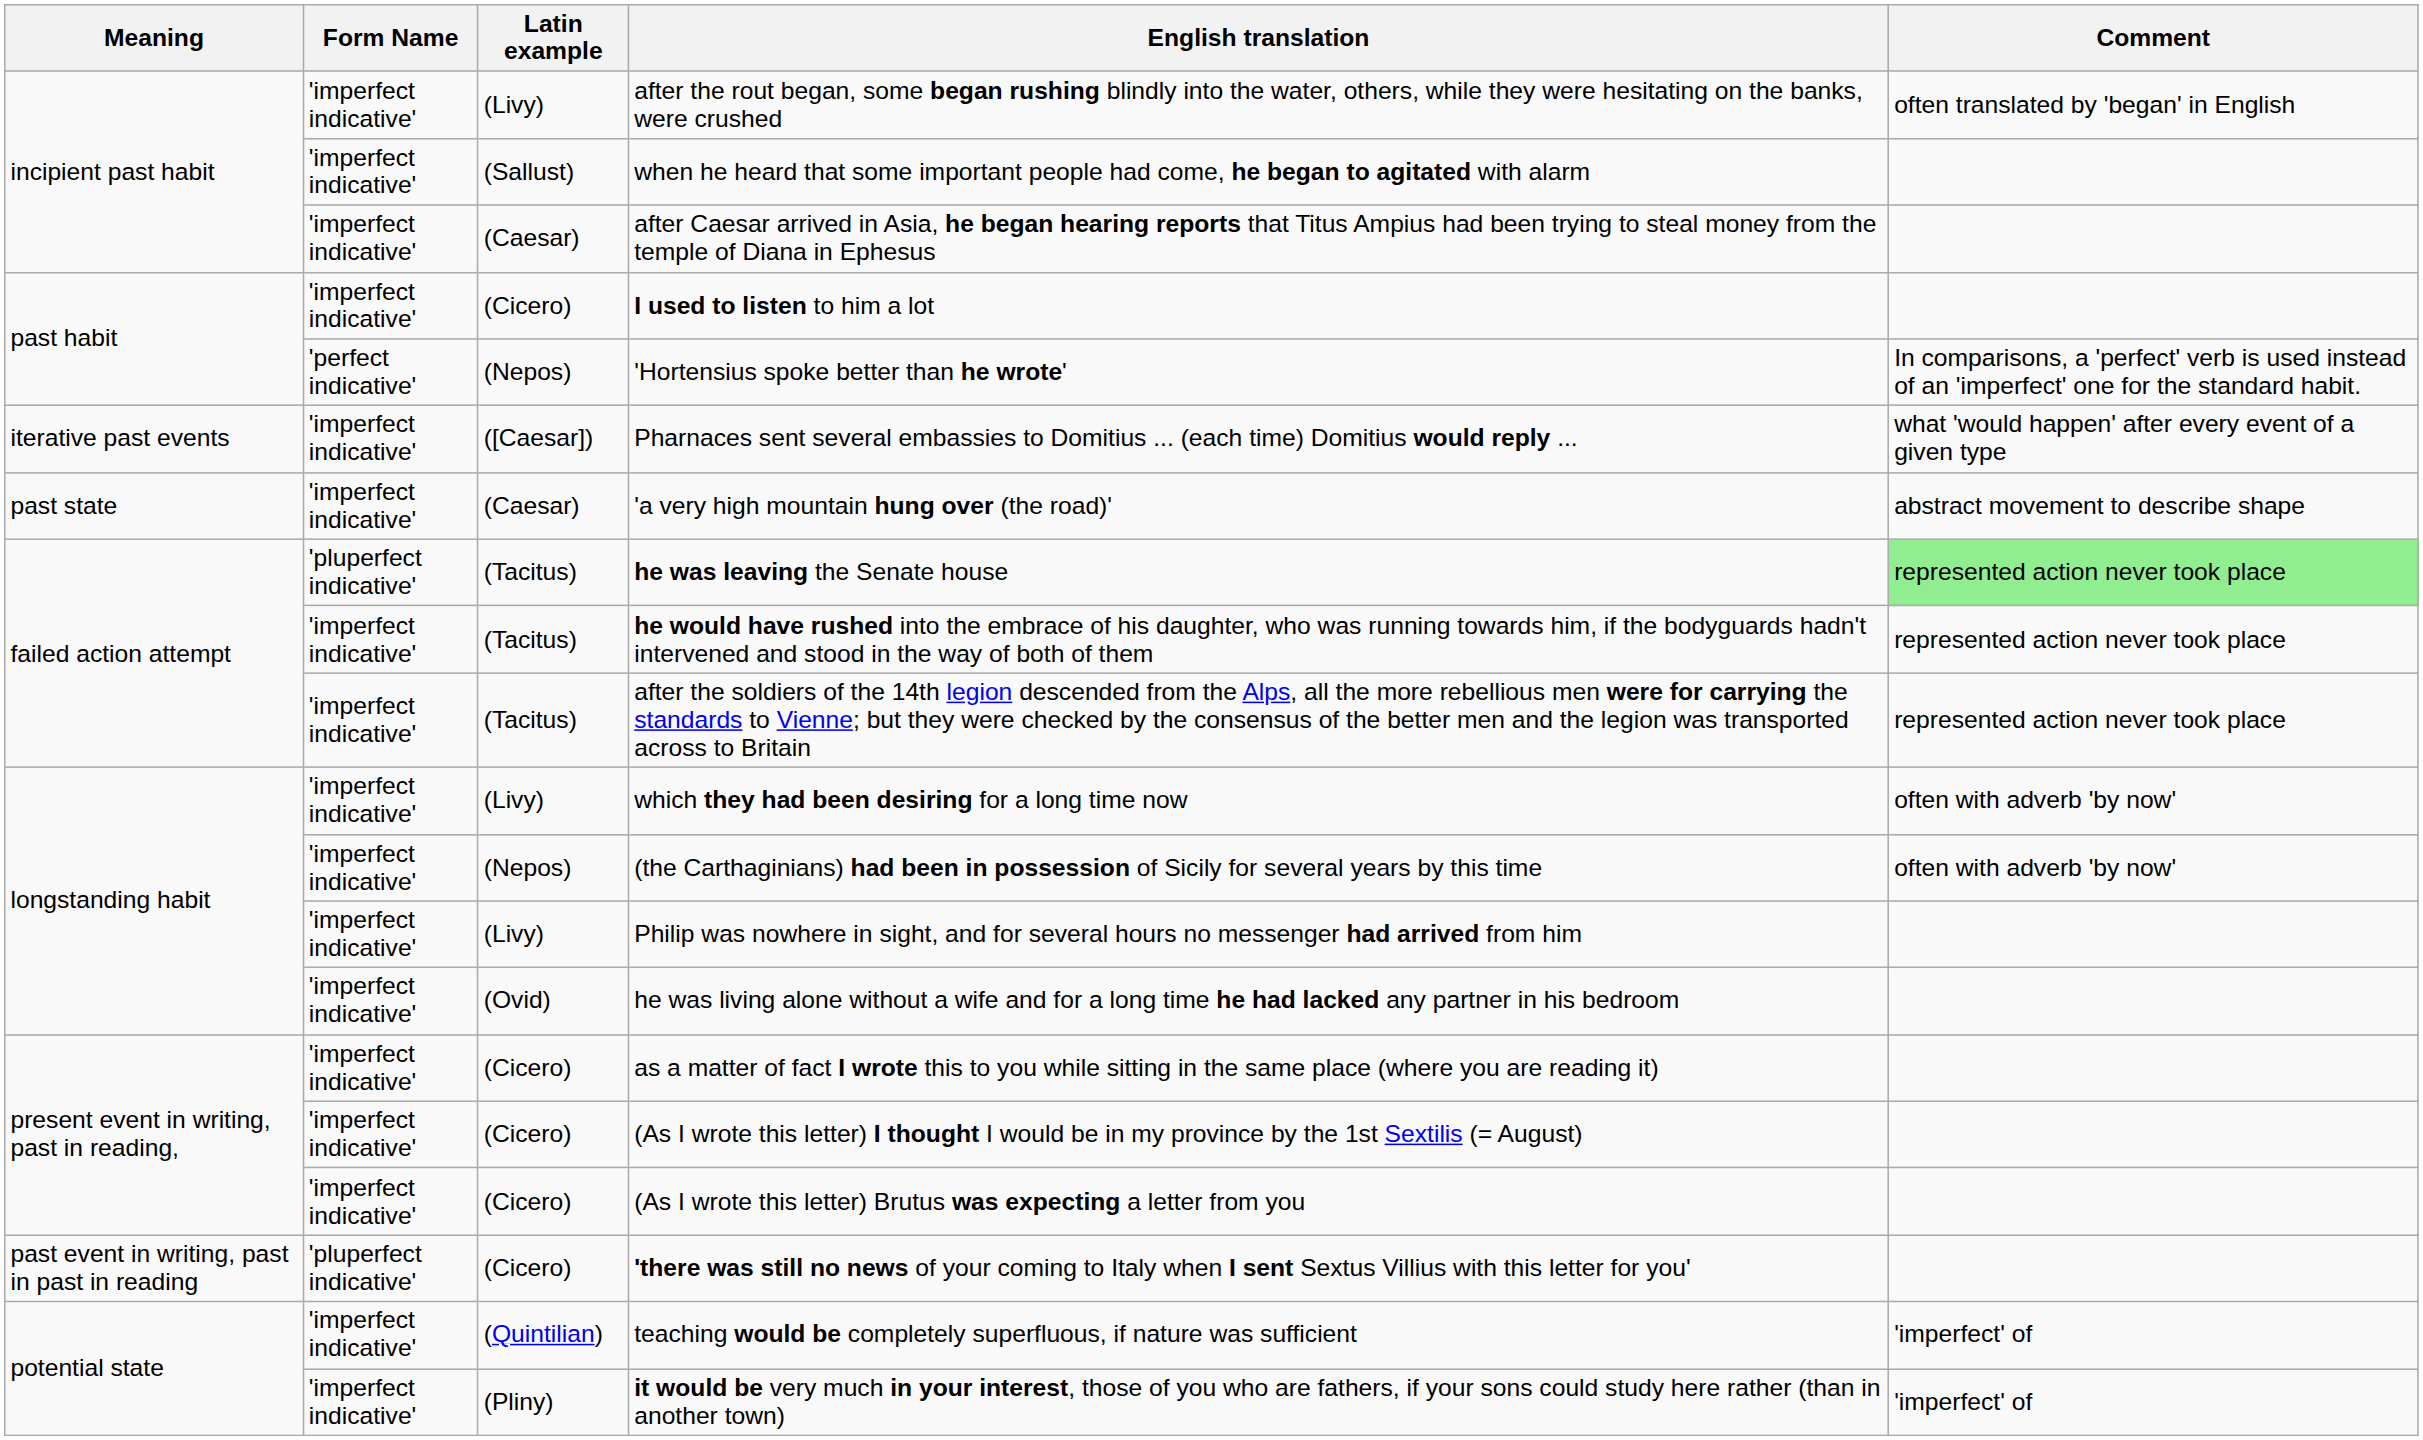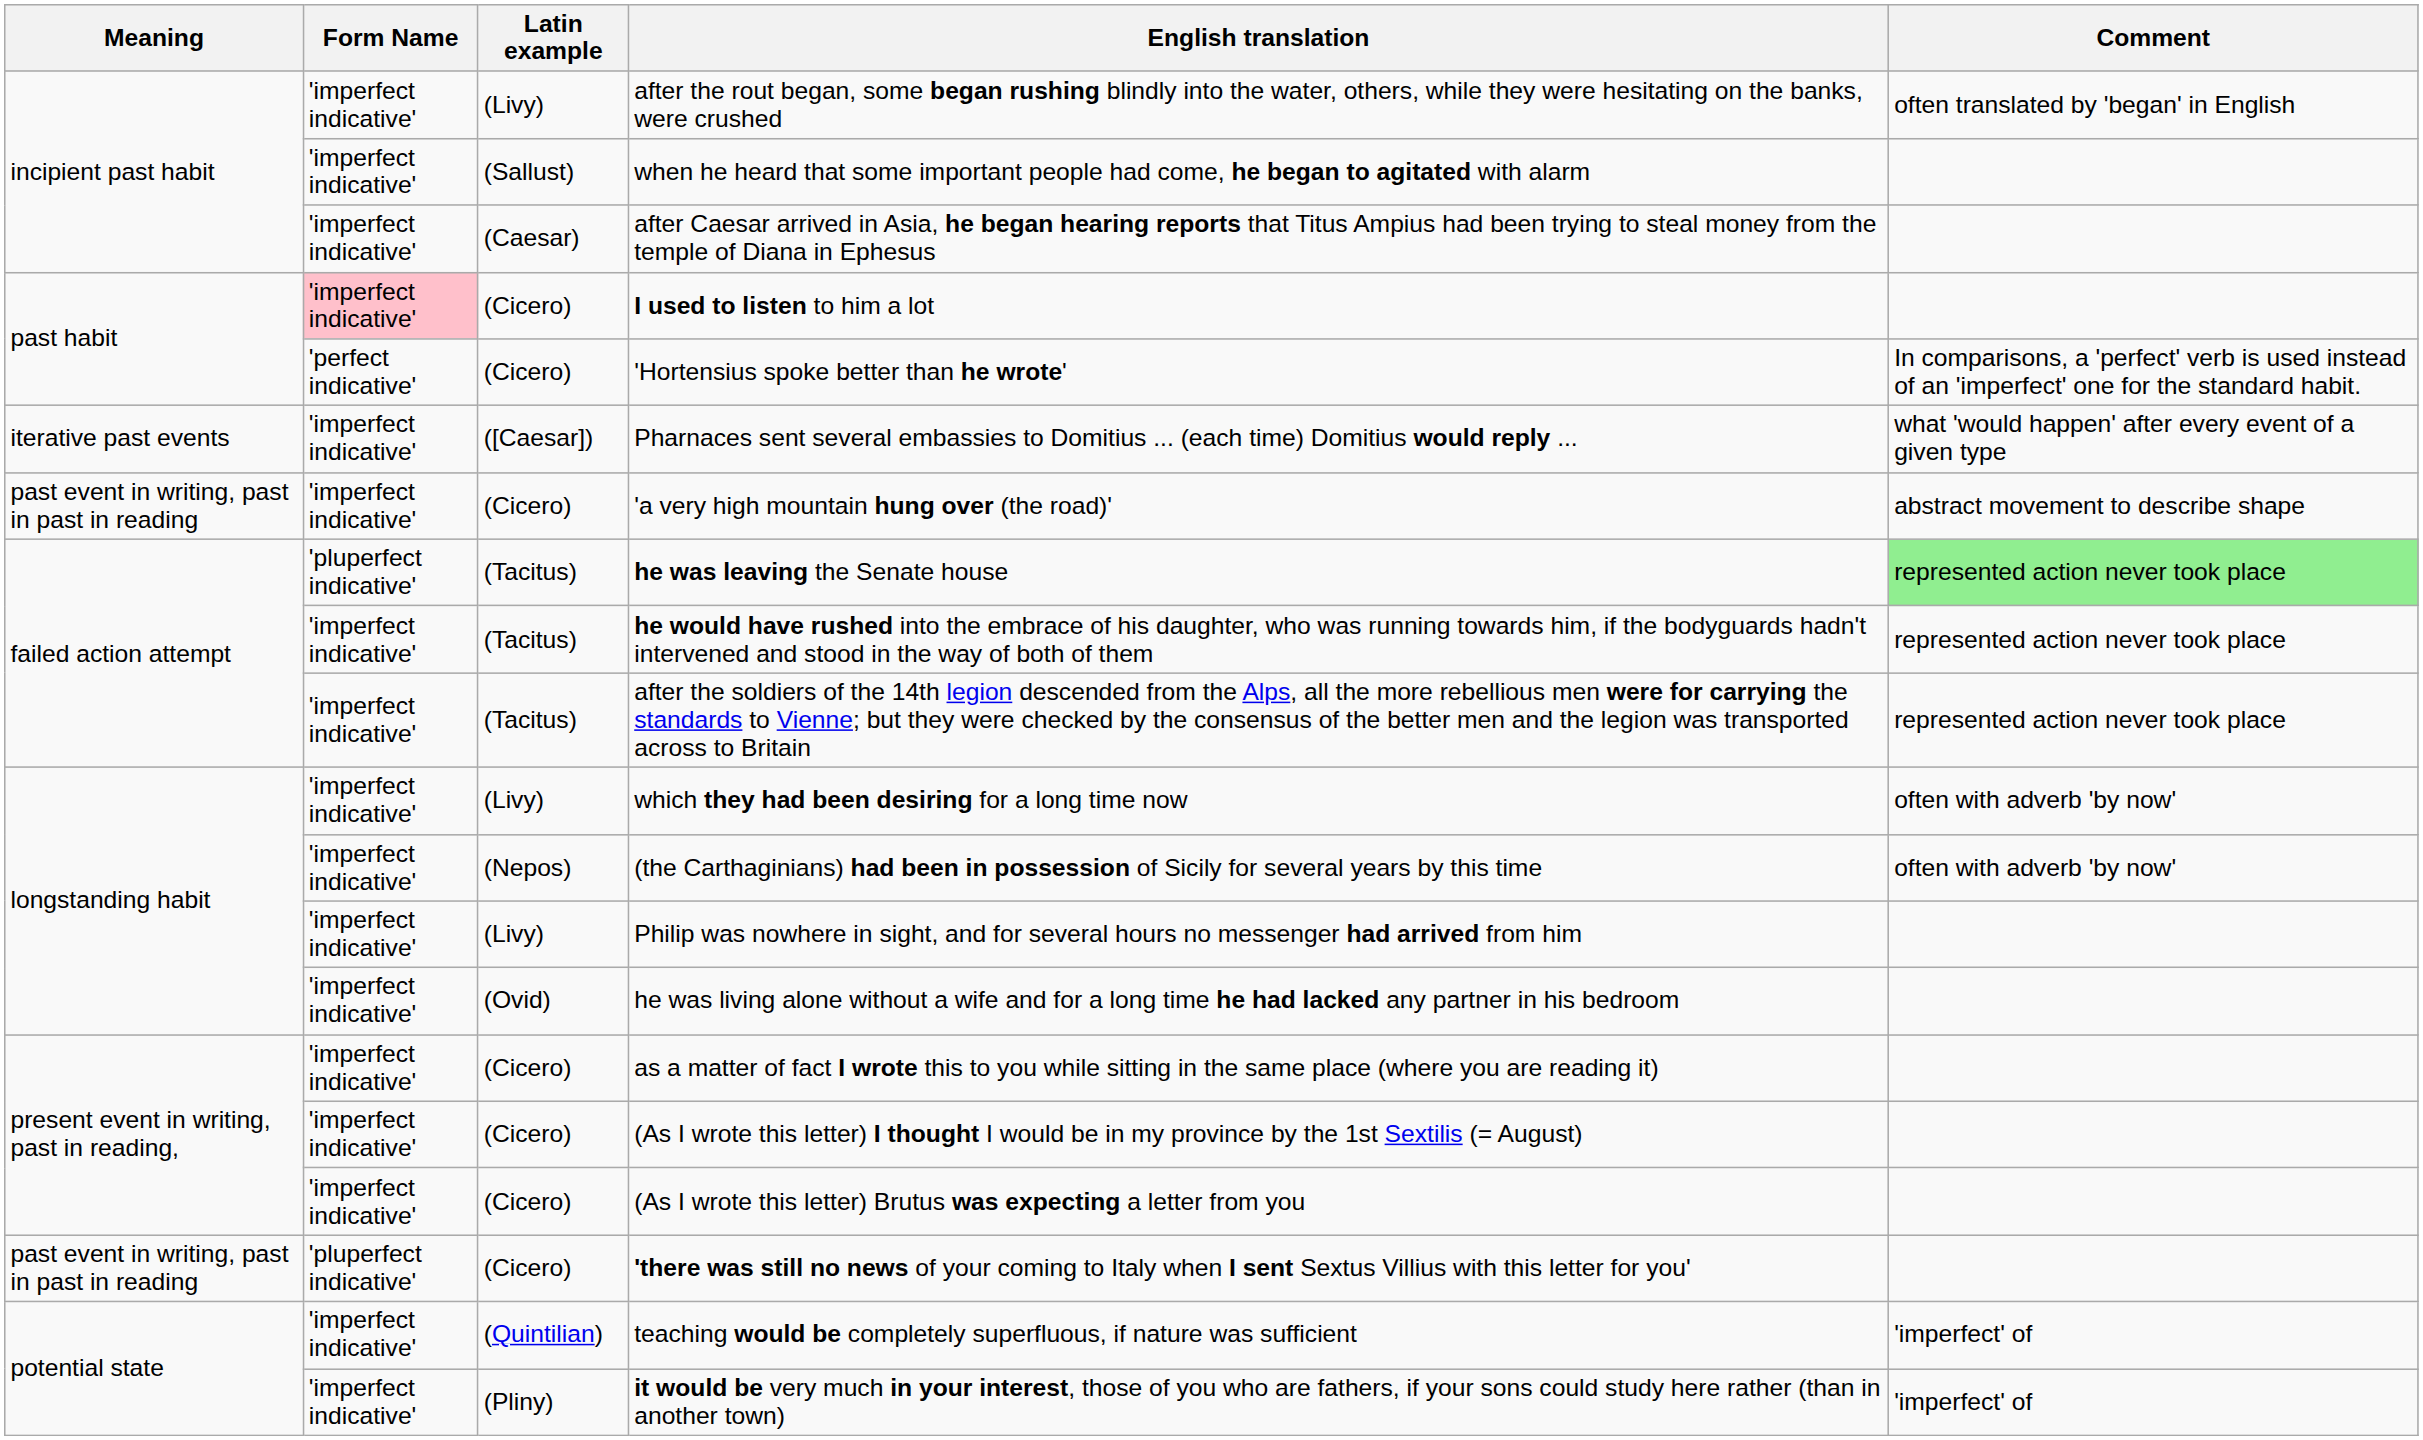(363, 305) no background -> (363, 305) pink background
(528, 371) (Nepos) -> (528, 371) (Cicero)
(64, 505) past state -> (149, 505) past event in writing, past in past in reading
(532, 505) (Caesar) -> (528, 505) (Cicero)
